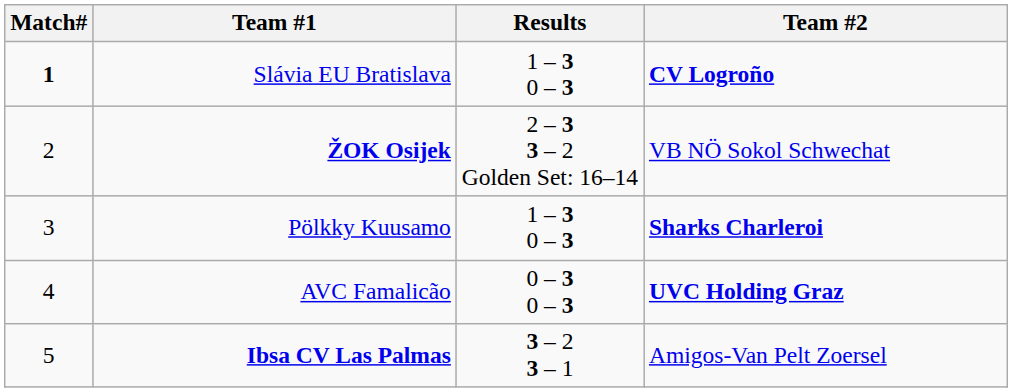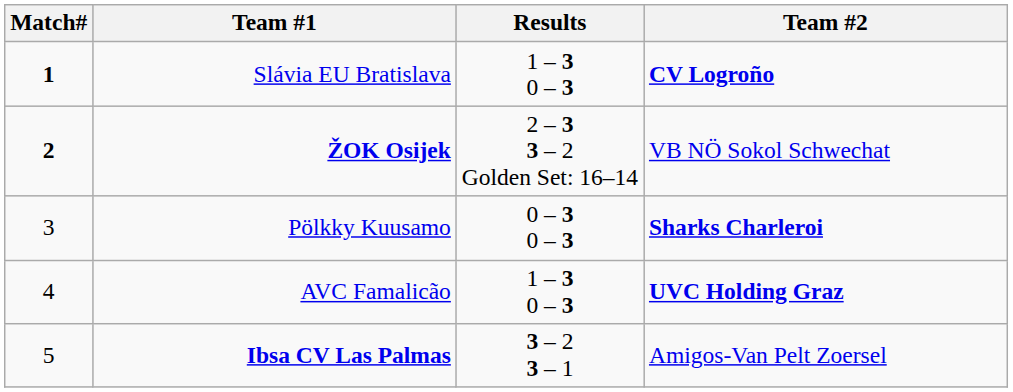(49, 150) normal -> (49, 150) bold
(550, 227) 1 – 3 0 – 3 -> (550, 227) 0 – 3 0 – 3
(550, 291) 0 – 3 0 – 3 -> (550, 291) 1 – 3 0 – 3
